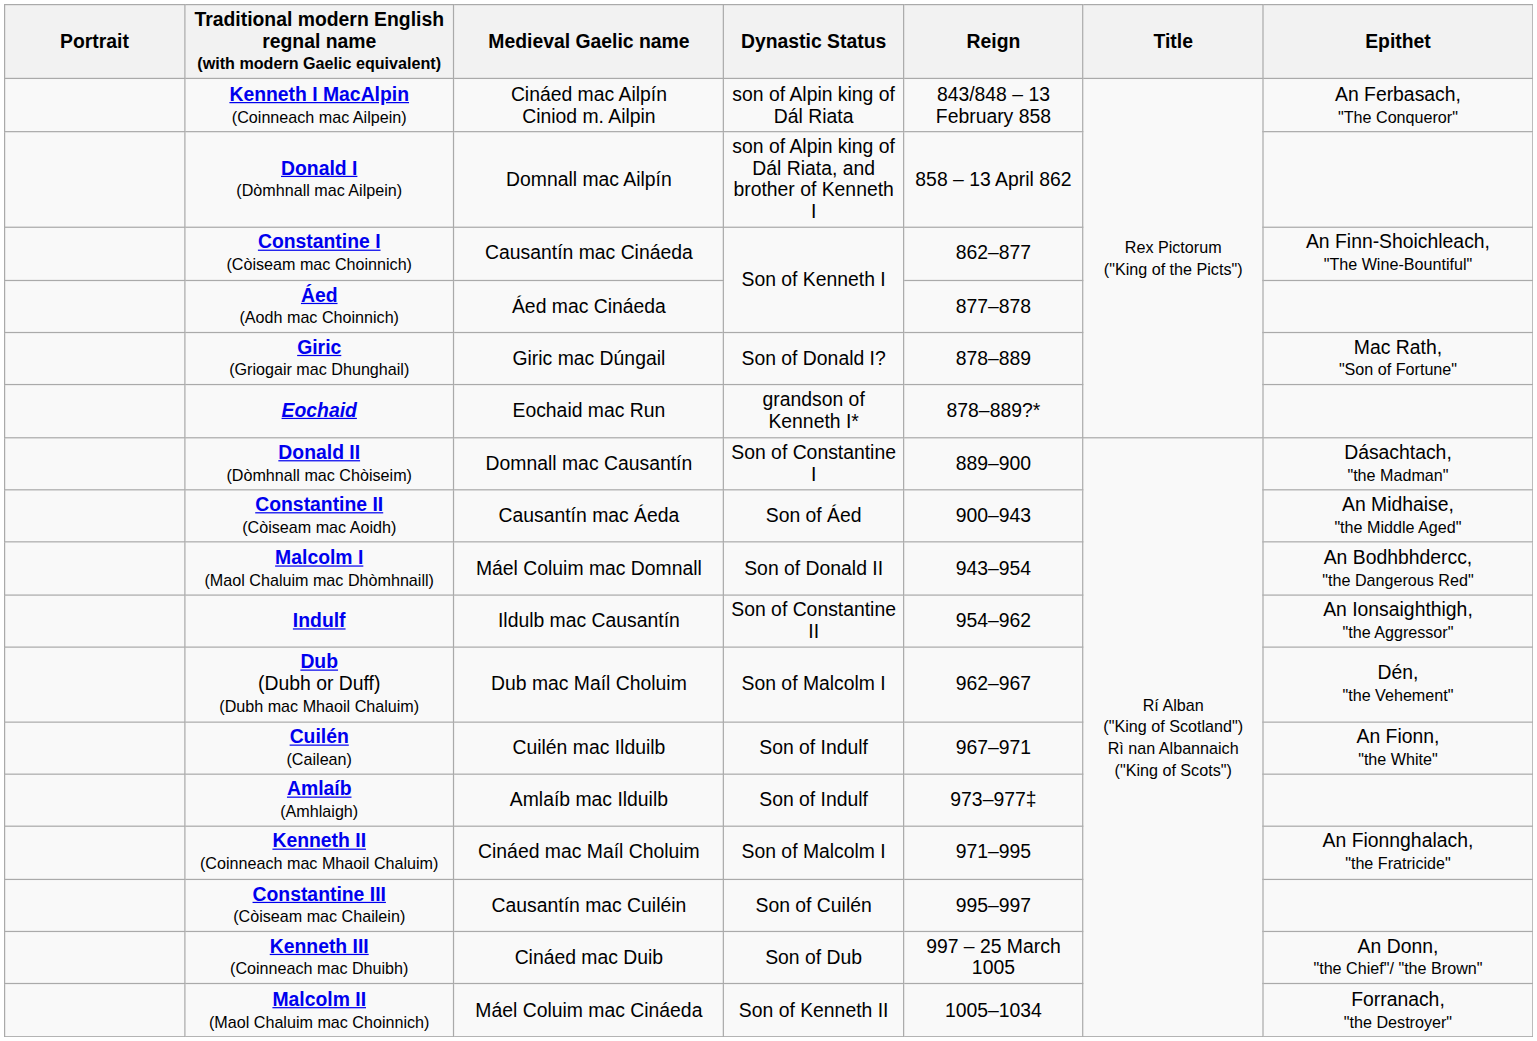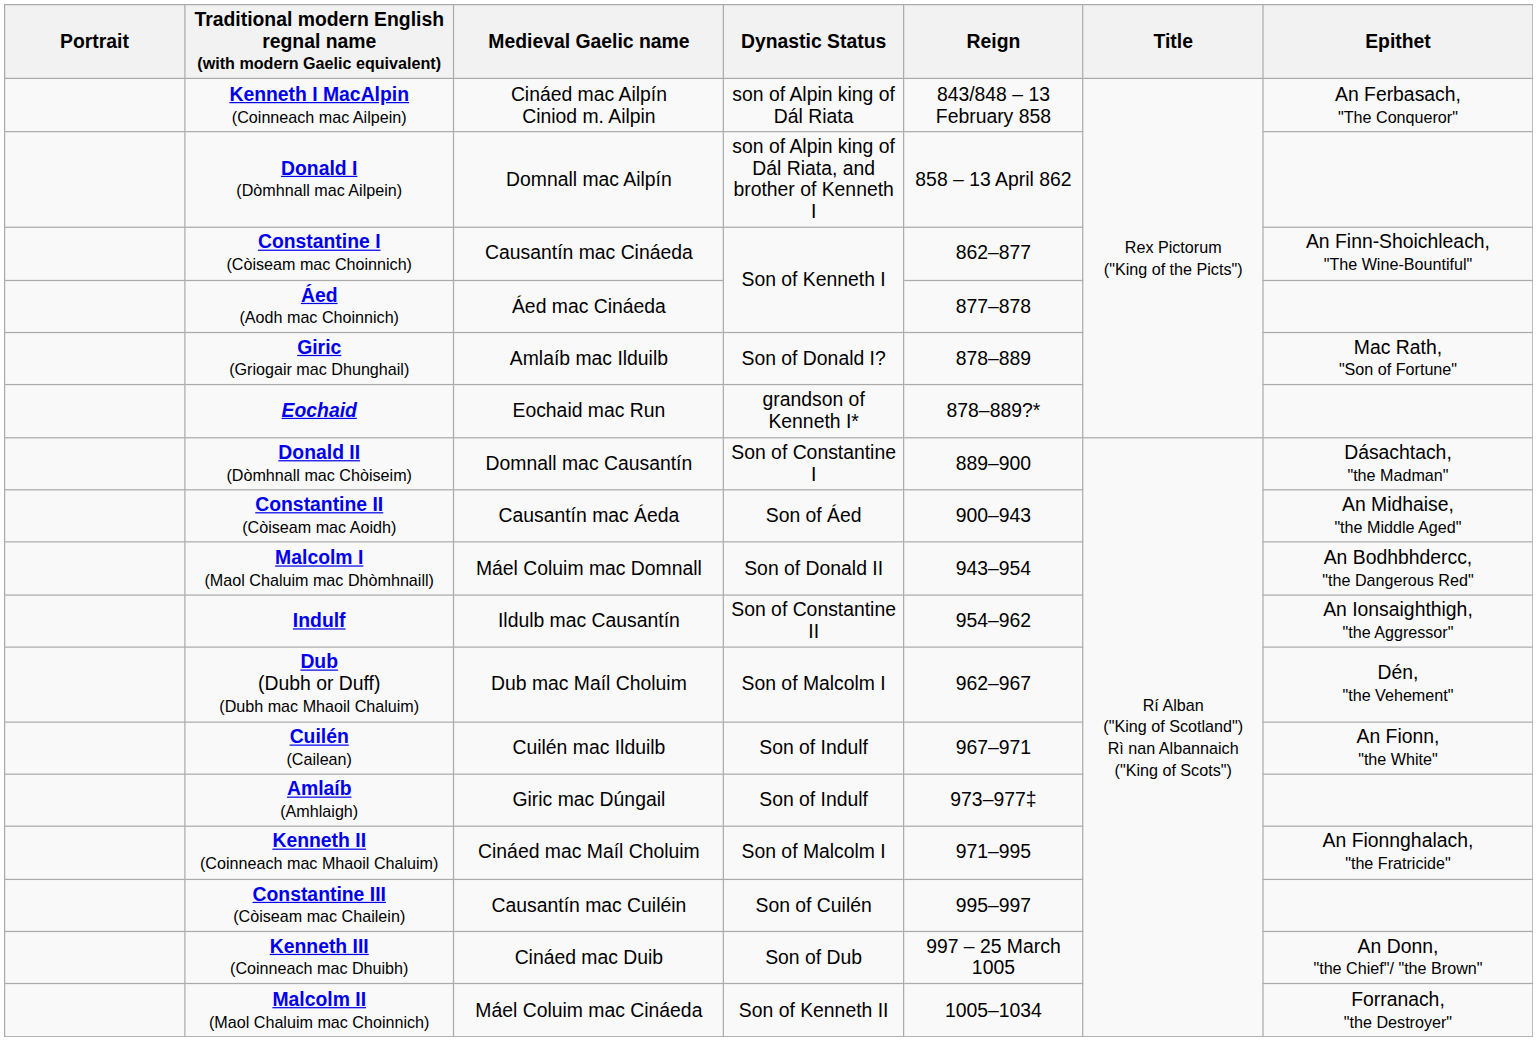(589, 358) Giric mac Dúngail -> (589, 358) Amlaíb mac Ilduilb
(589, 800) Amlaíb mac Ilduilb -> (589, 800) Giric mac Dúngail
